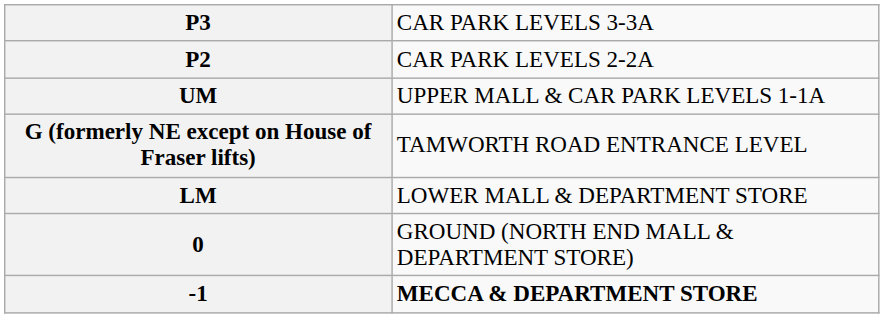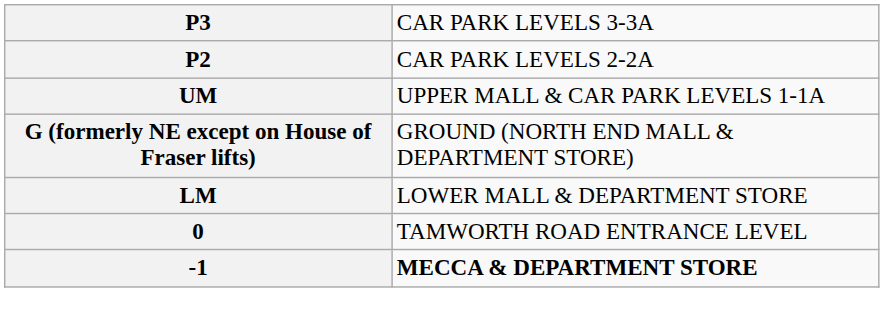(602, 145) TAMWORTH ROAD ENTRANCE LEVEL -> (565, 145) GROUND (NORTH END MALL & DEPARTMENT STORE)
(565, 244) GROUND (NORTH END MALL & DEPARTMENT STORE) -> (602, 231) TAMWORTH ROAD ENTRANCE LEVEL
